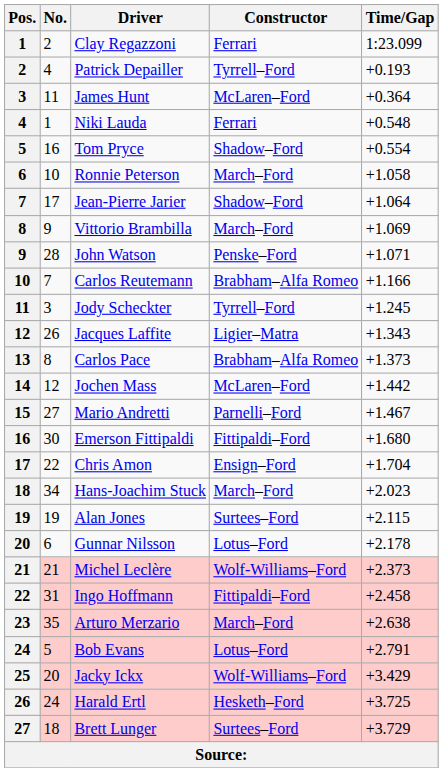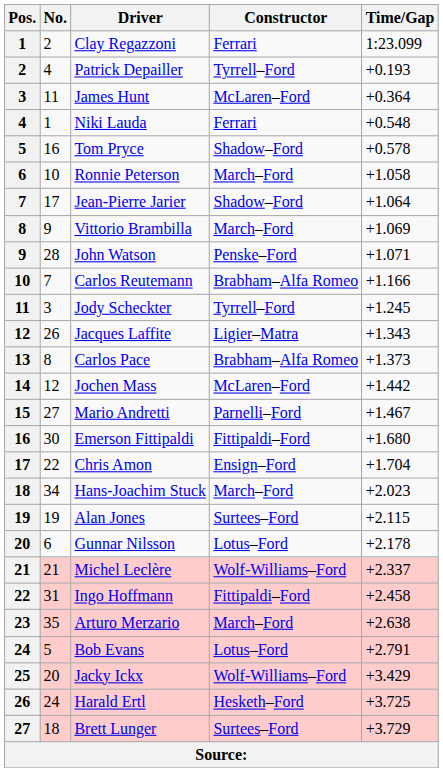(388, 149) +0.554 -> (388, 149) +0.578
(388, 570) +2.373 -> (388, 570) +2.337
